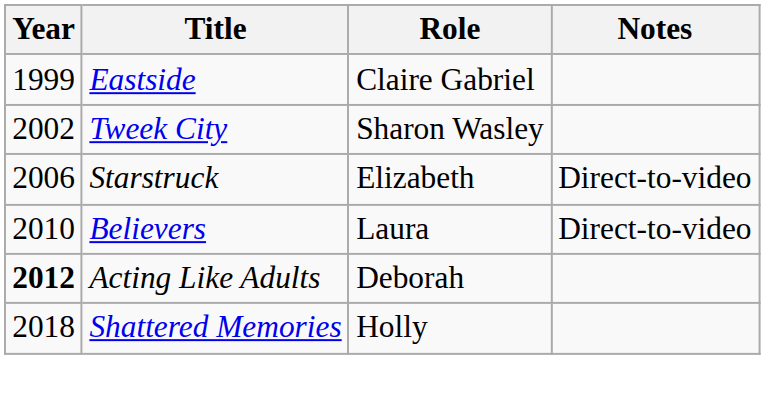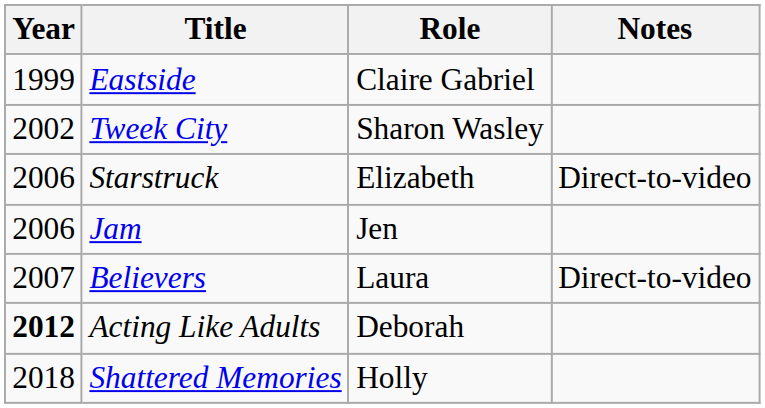+ row: (116, 228)
(44, 228) 2010 -> (44, 278) 2007
